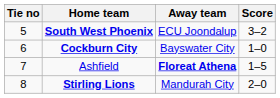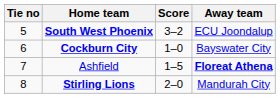columns swapped: (257, 13) <-> (197, 13)
